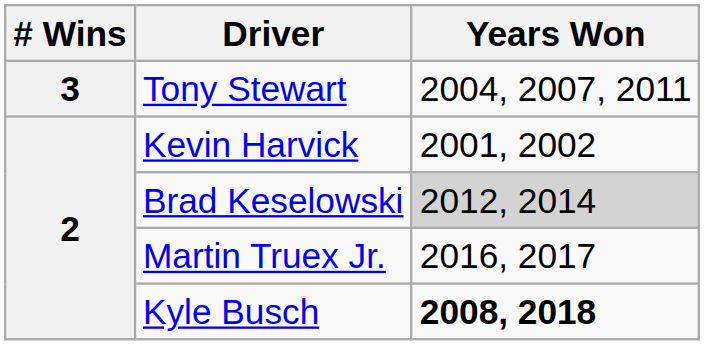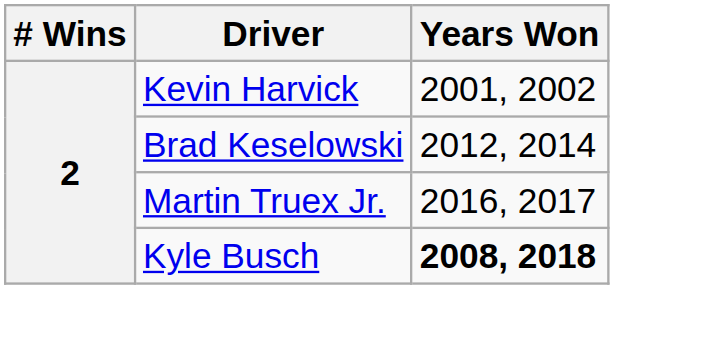- row: (245, 89)
(508, 201) lightgrey background -> (508, 145) no background
